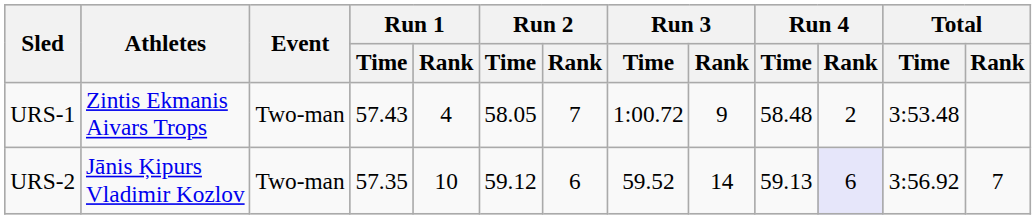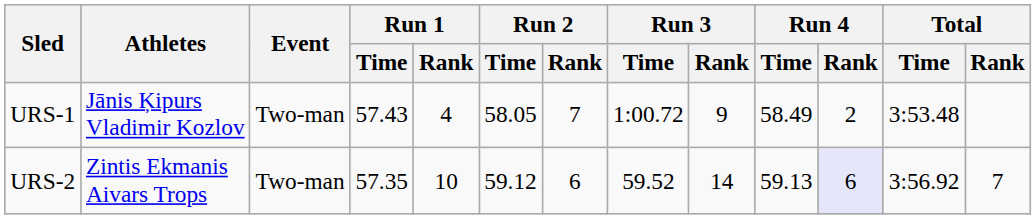(157, 114) Zintis Ekmanis Aivars Trops -> (165, 114) Jānis Ķipurs Vladimir Kozlov
(786, 114) 58.48 -> (786, 114) 58.49
(165, 180) Jānis Ķipurs Vladimir Kozlov -> (157, 180) Zintis Ekmanis Aivars Trops
